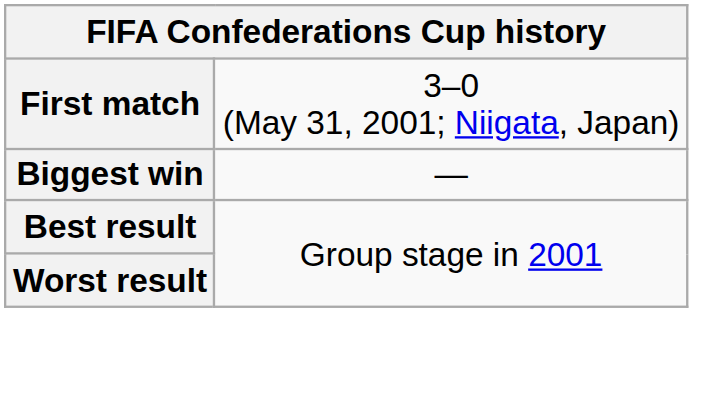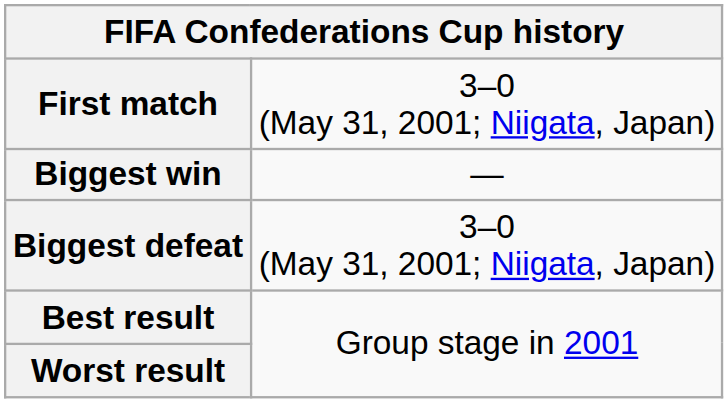+ row: (128, 246)
